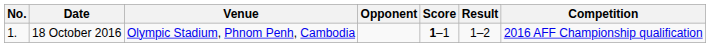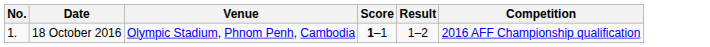- column: (389, 14)
